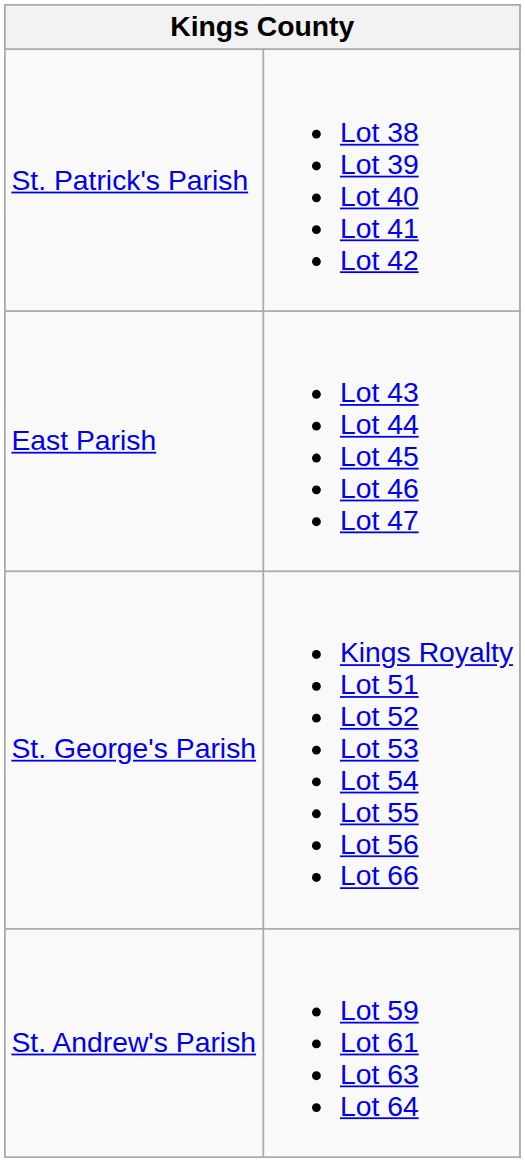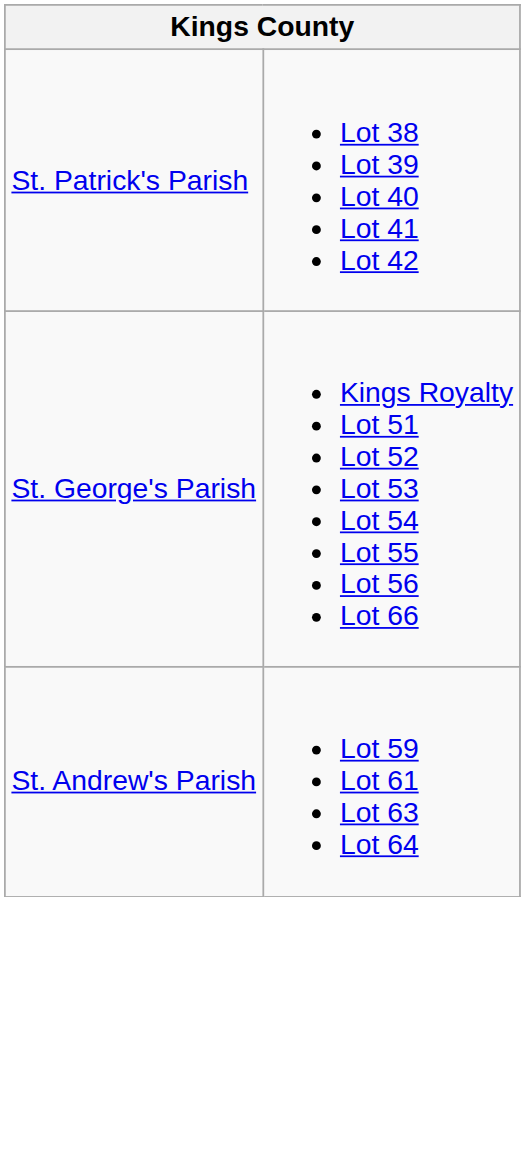- row: (84, 440)
